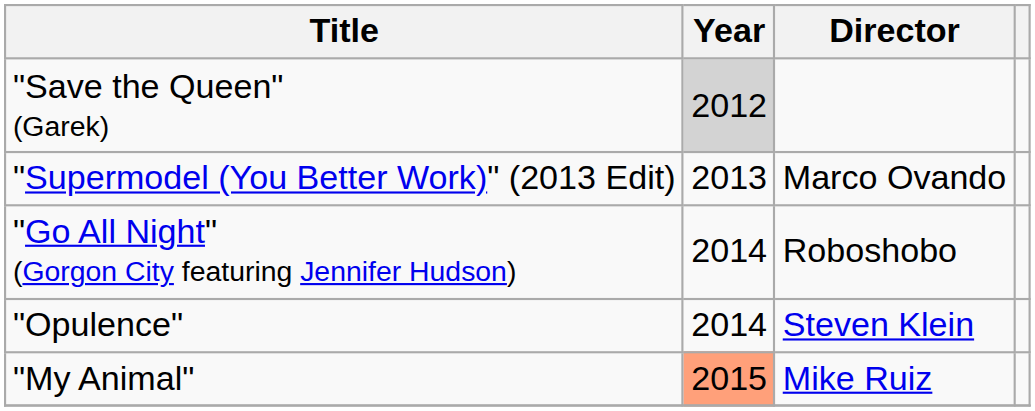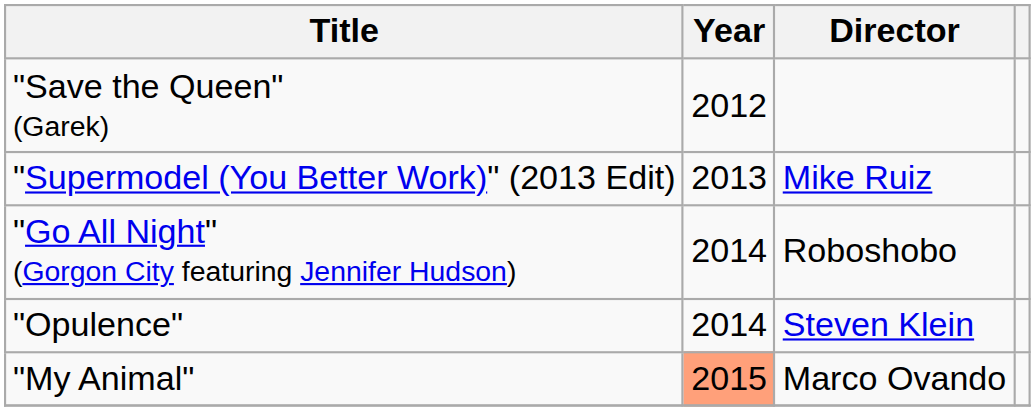(729, 104) lightgrey background -> (729, 104) no background
(895, 177) Marco Ovando -> (858, 177) Mike Ruiz
(858, 378) Mike Ruiz -> (895, 378) Marco Ovando
